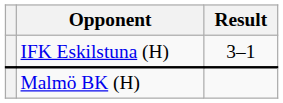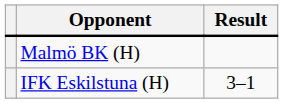rows swapped: (80, 82) <-> (95, 50)
